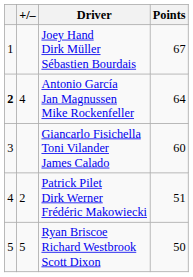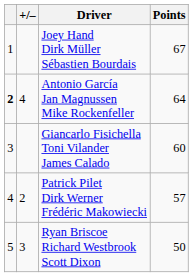(179, 198) 51 -> (179, 198) 57
(22, 247) 5 -> (22, 247) 3
